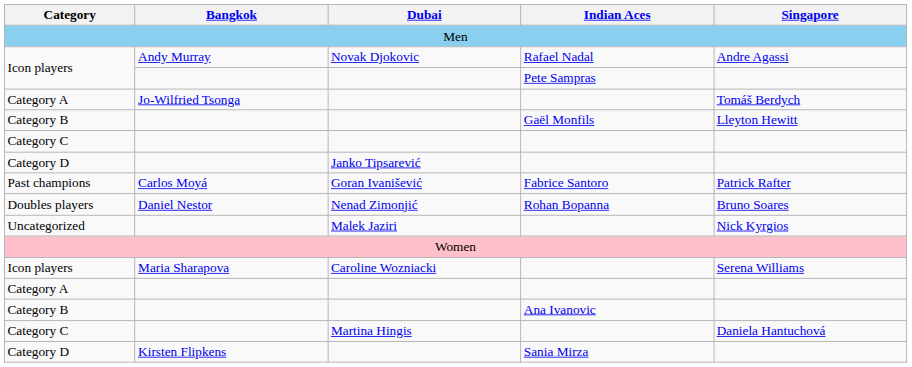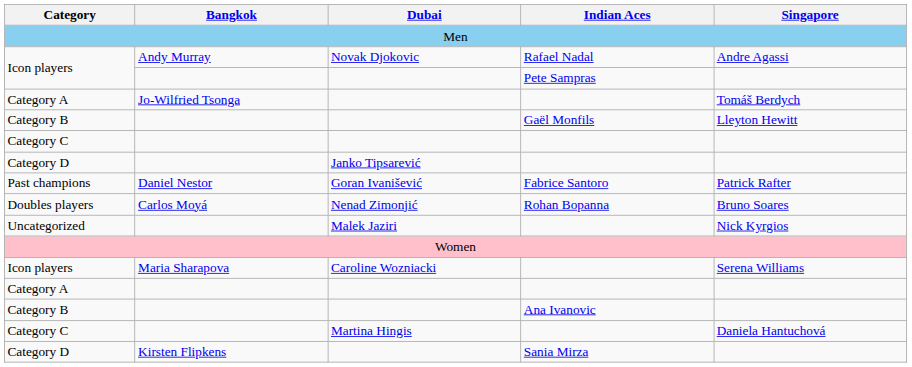(173, 183) Carlos Moyá -> (175, 183) Daniel Nestor
(175, 204) Daniel Nestor -> (173, 204) Carlos Moyá
